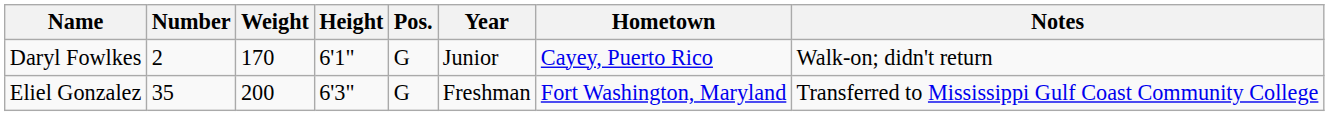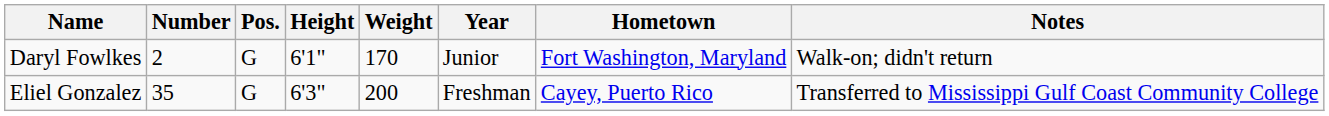columns swapped: (413, 22) <-> (275, 22)
(627, 57) Cayey, Puerto Rico -> (664, 57) Fort Washington, Maryland
(664, 92) Fort Washington, Maryland -> (627, 92) Cayey, Puerto Rico
